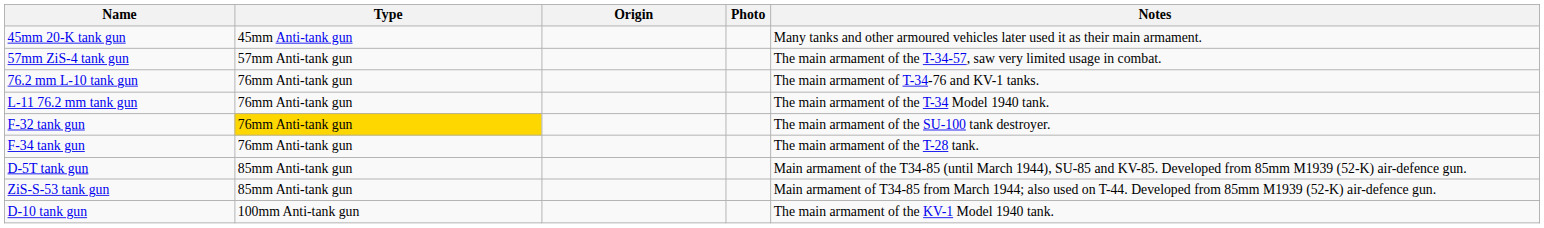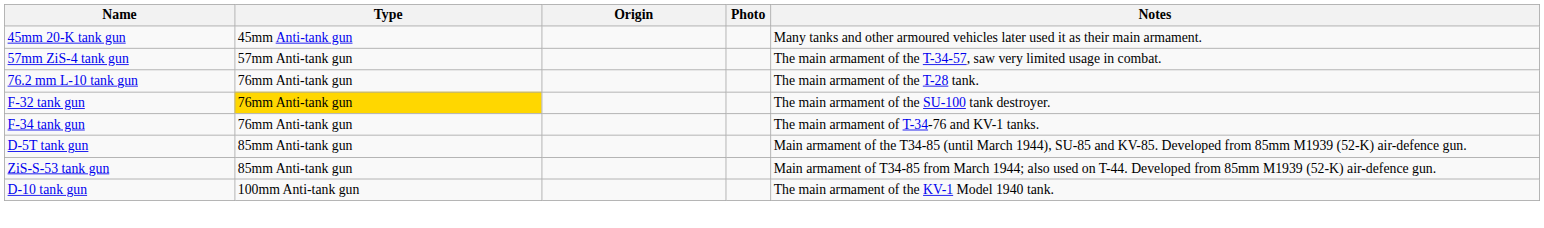(906, 80) The main armament of T-34-76 and KV-1 tanks. -> (876, 80) The main armament of the T-28 tank.
- row: (73, 102)
(876, 146) The main armament of the T-28 tank. -> (906, 124) The main armament of T-34-76 and KV-1 tanks.
